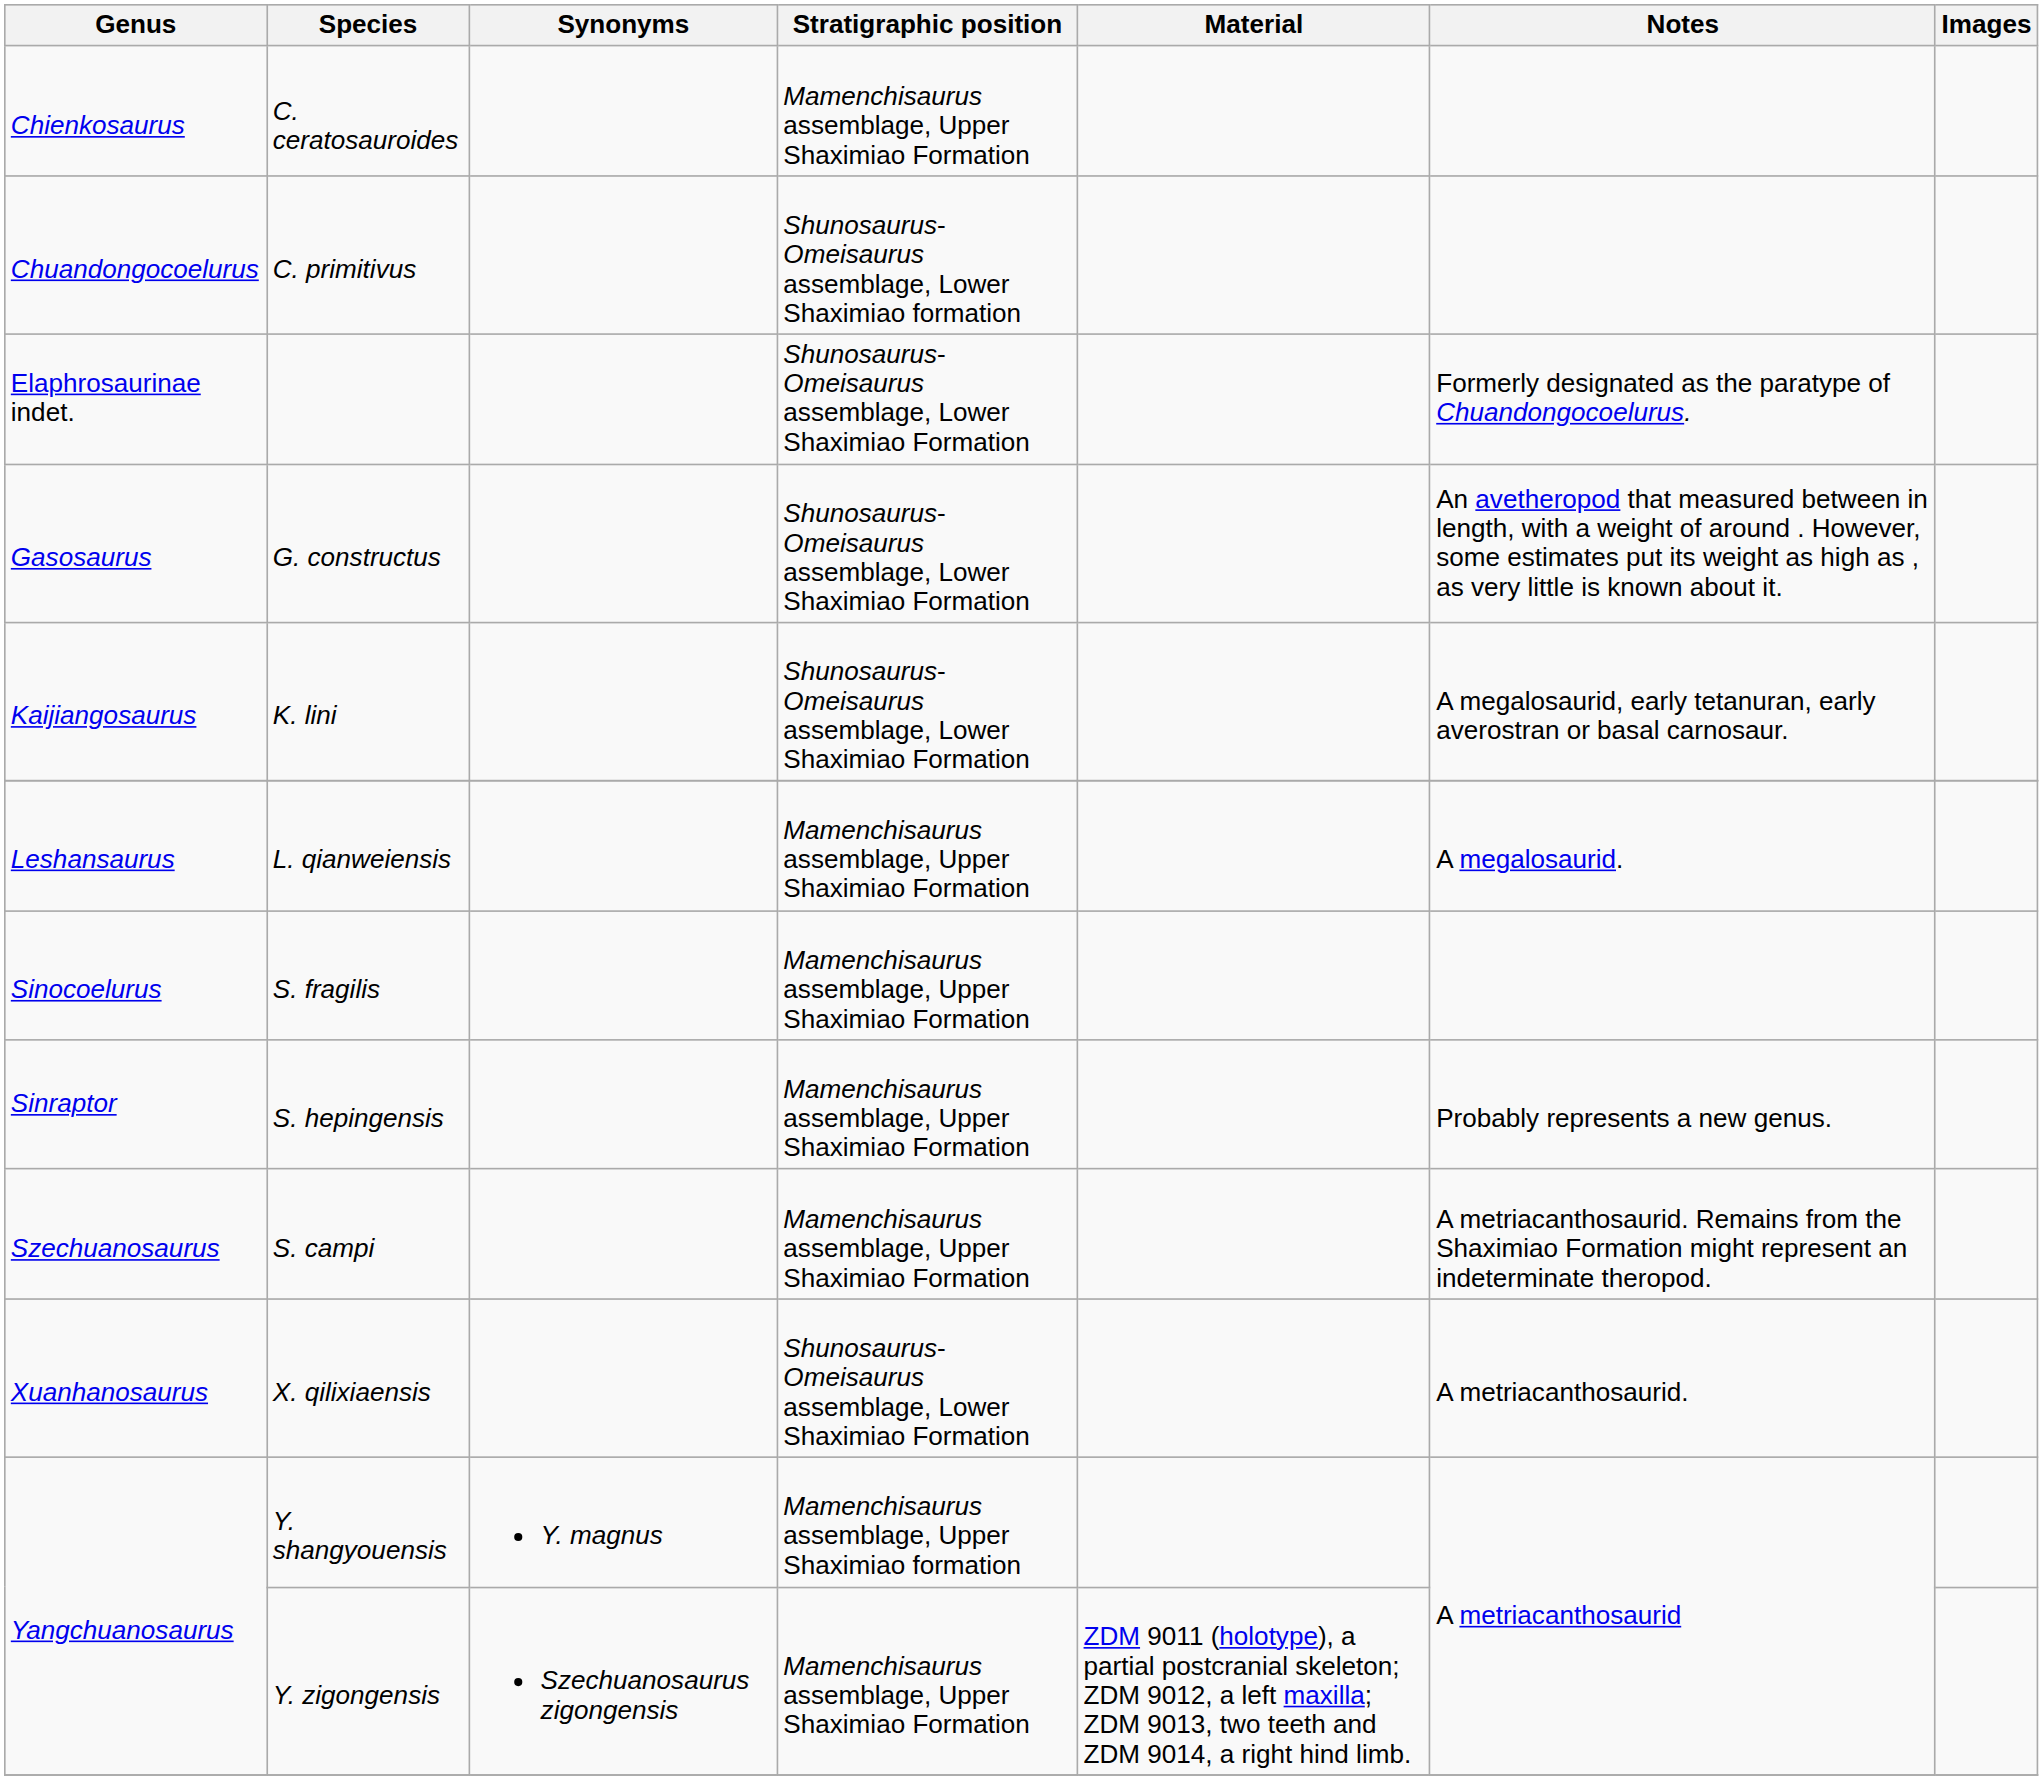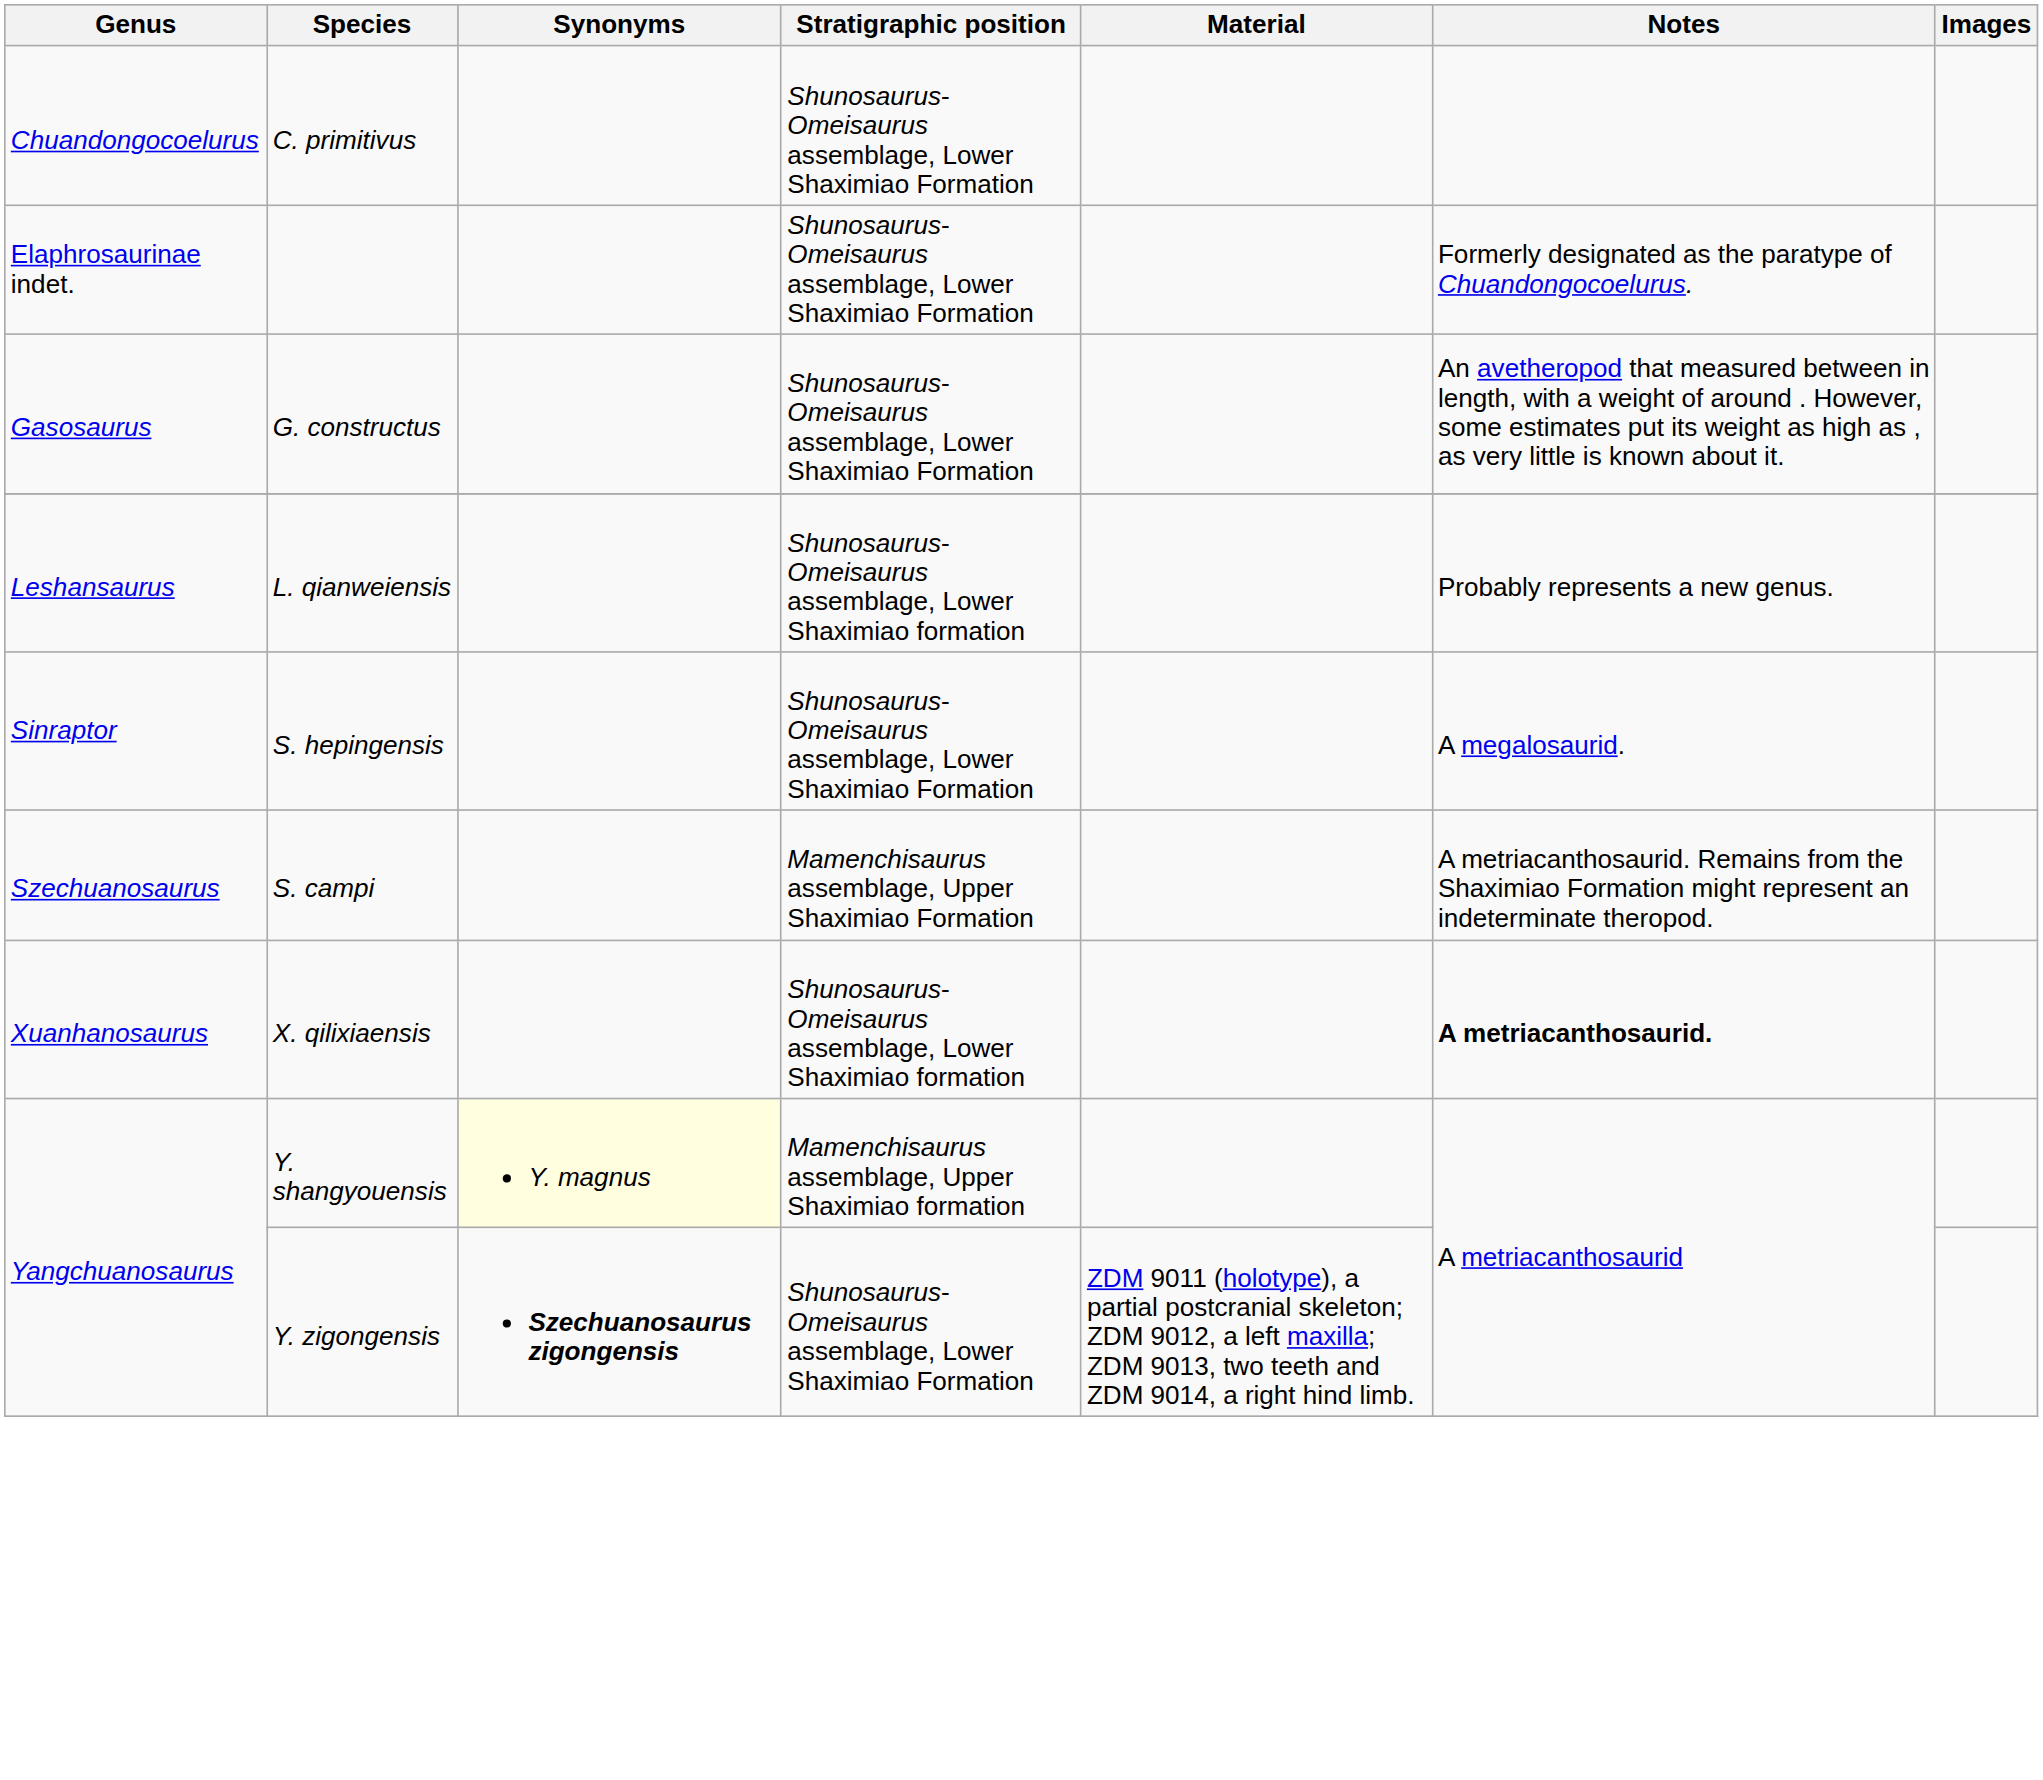- row: (98, 125)
(902, 269) Shunosaurus-Omeisaurus assemblage, Lower Shaximiao formation -> (911, 139) Shunosaurus-Omeisaurus assemblage, Lower Shaximiao Formation
- row: (104, 716)
(907, 860) Mamenchisaurus assemblage, Upper Shaximiao Formation -> (906, 586) Shunosaurus-Omeisaurus assemblage, Lower Shaximiao formation
(1530, 860) A megalosaurid. -> (1636, 586) Probably represents a new genus.
- row: (86, 989)
(907, 1118) Mamenchisaurus assemblage, Upper Shaximiao Formation -> (911, 745) Shunosaurus-Omeisaurus assemblage, Lower Shaximiao Formation
(1634, 1118) Probably represents a new genus. -> (1531, 745) A megalosaurid.
(907, 1392) Shunosaurus-Omeisaurus assemblage, Lower Shaximiao Formation -> (906, 1033) Shunosaurus-Omeisaurus assemblage, Lower Shaximiao formation
(1562, 1392) normal -> (1575, 1033) bold
(623, 1537) no background -> (619, 1178) lightyellow background
(623, 1695) normal -> (619, 1337) bold
(907, 1695) Mamenchisaurus assemblage, Upper Shaximiao Formation -> (911, 1336) Shunosaurus-Omeisaurus assemblage, Lower Shaximiao Formation
